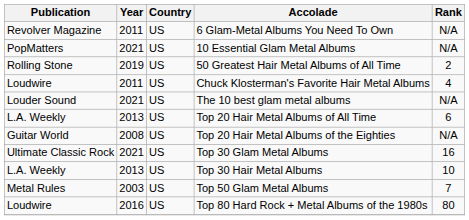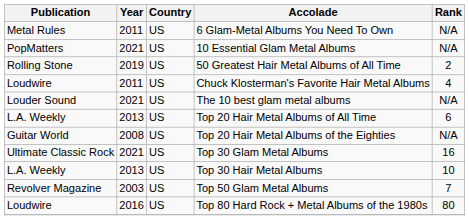(54, 30) Revolver Magazine -> (36, 30) Metal Rules
(36, 188) Metal Rules -> (54, 188) Revolver Magazine
